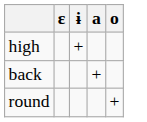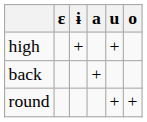+ column: (114, 18)
